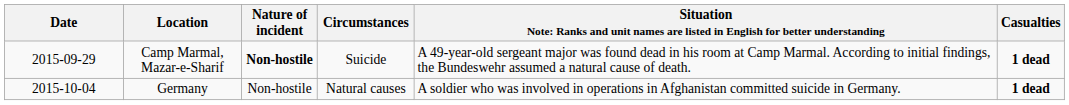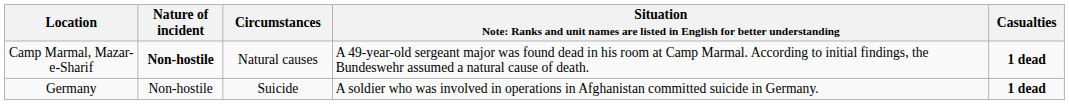- column: (64, 22)
(366, 59) Suicide -> (278, 59) Natural causes
(366, 89) Natural causes -> (278, 89) Suicide
